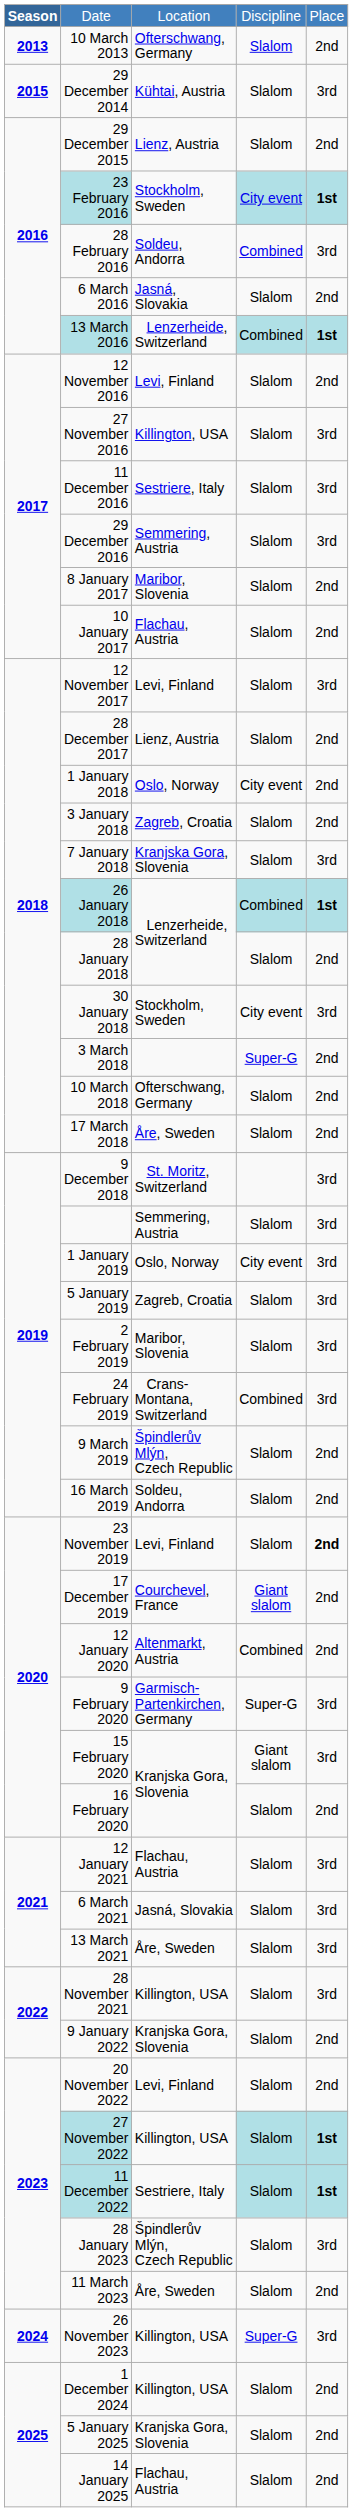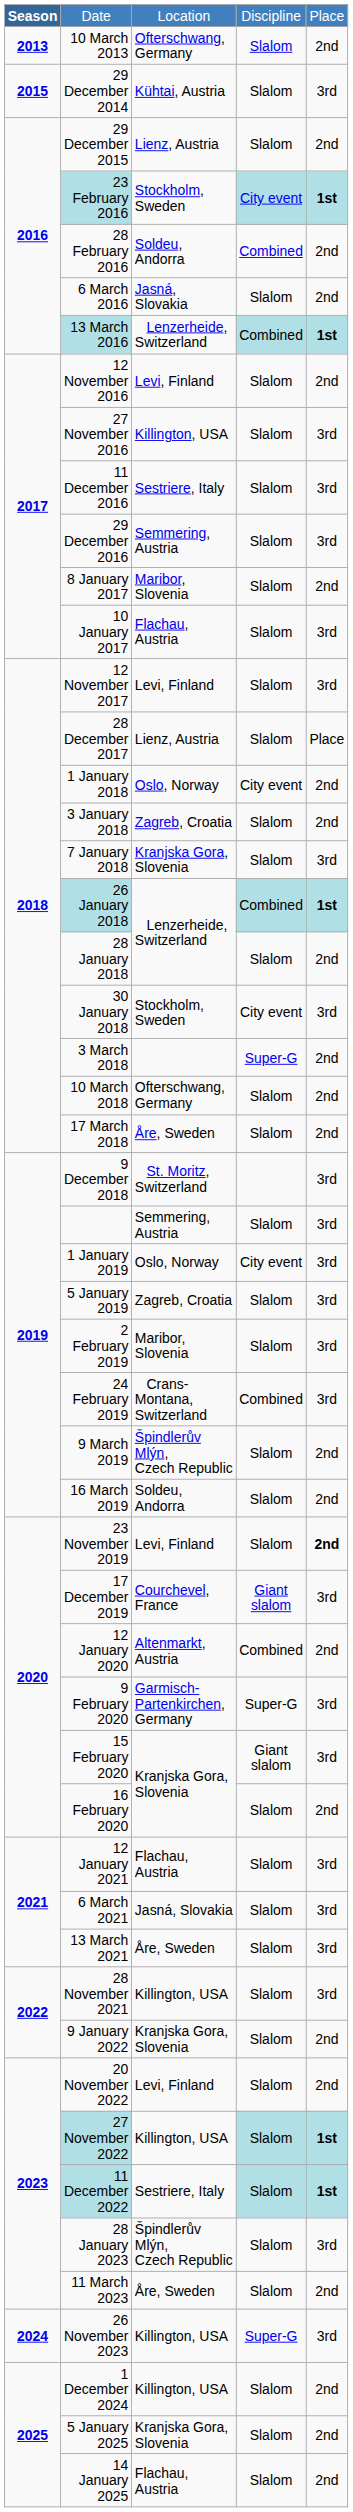(327, 252) 3rd -> (327, 252) 2nd
(327, 632) 2nd -> (327, 632) 3rd
(327, 739) 2nd -> (327, 739) Place
(327, 1597) 2nd -> (327, 1597) 3rd
